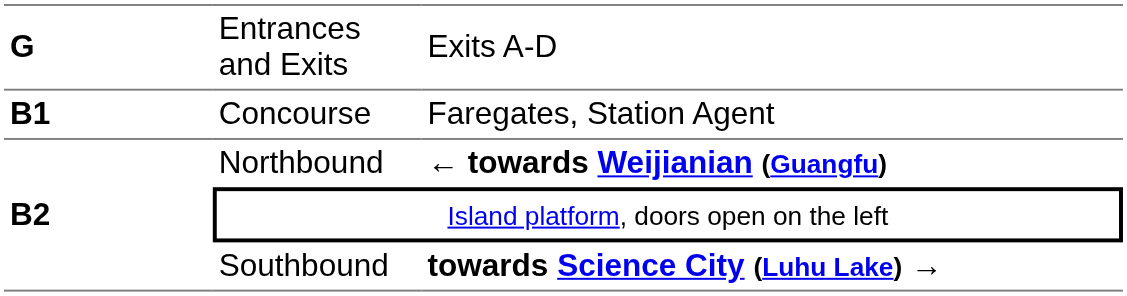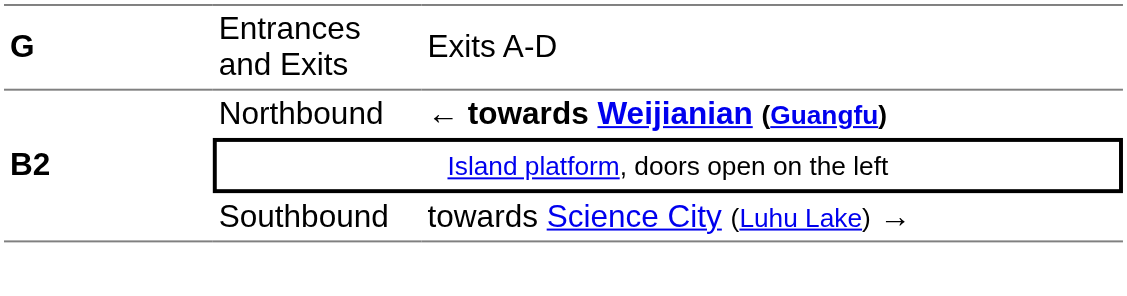- row: (295, 113)
(685, 265) bold -> (669, 216) normal
